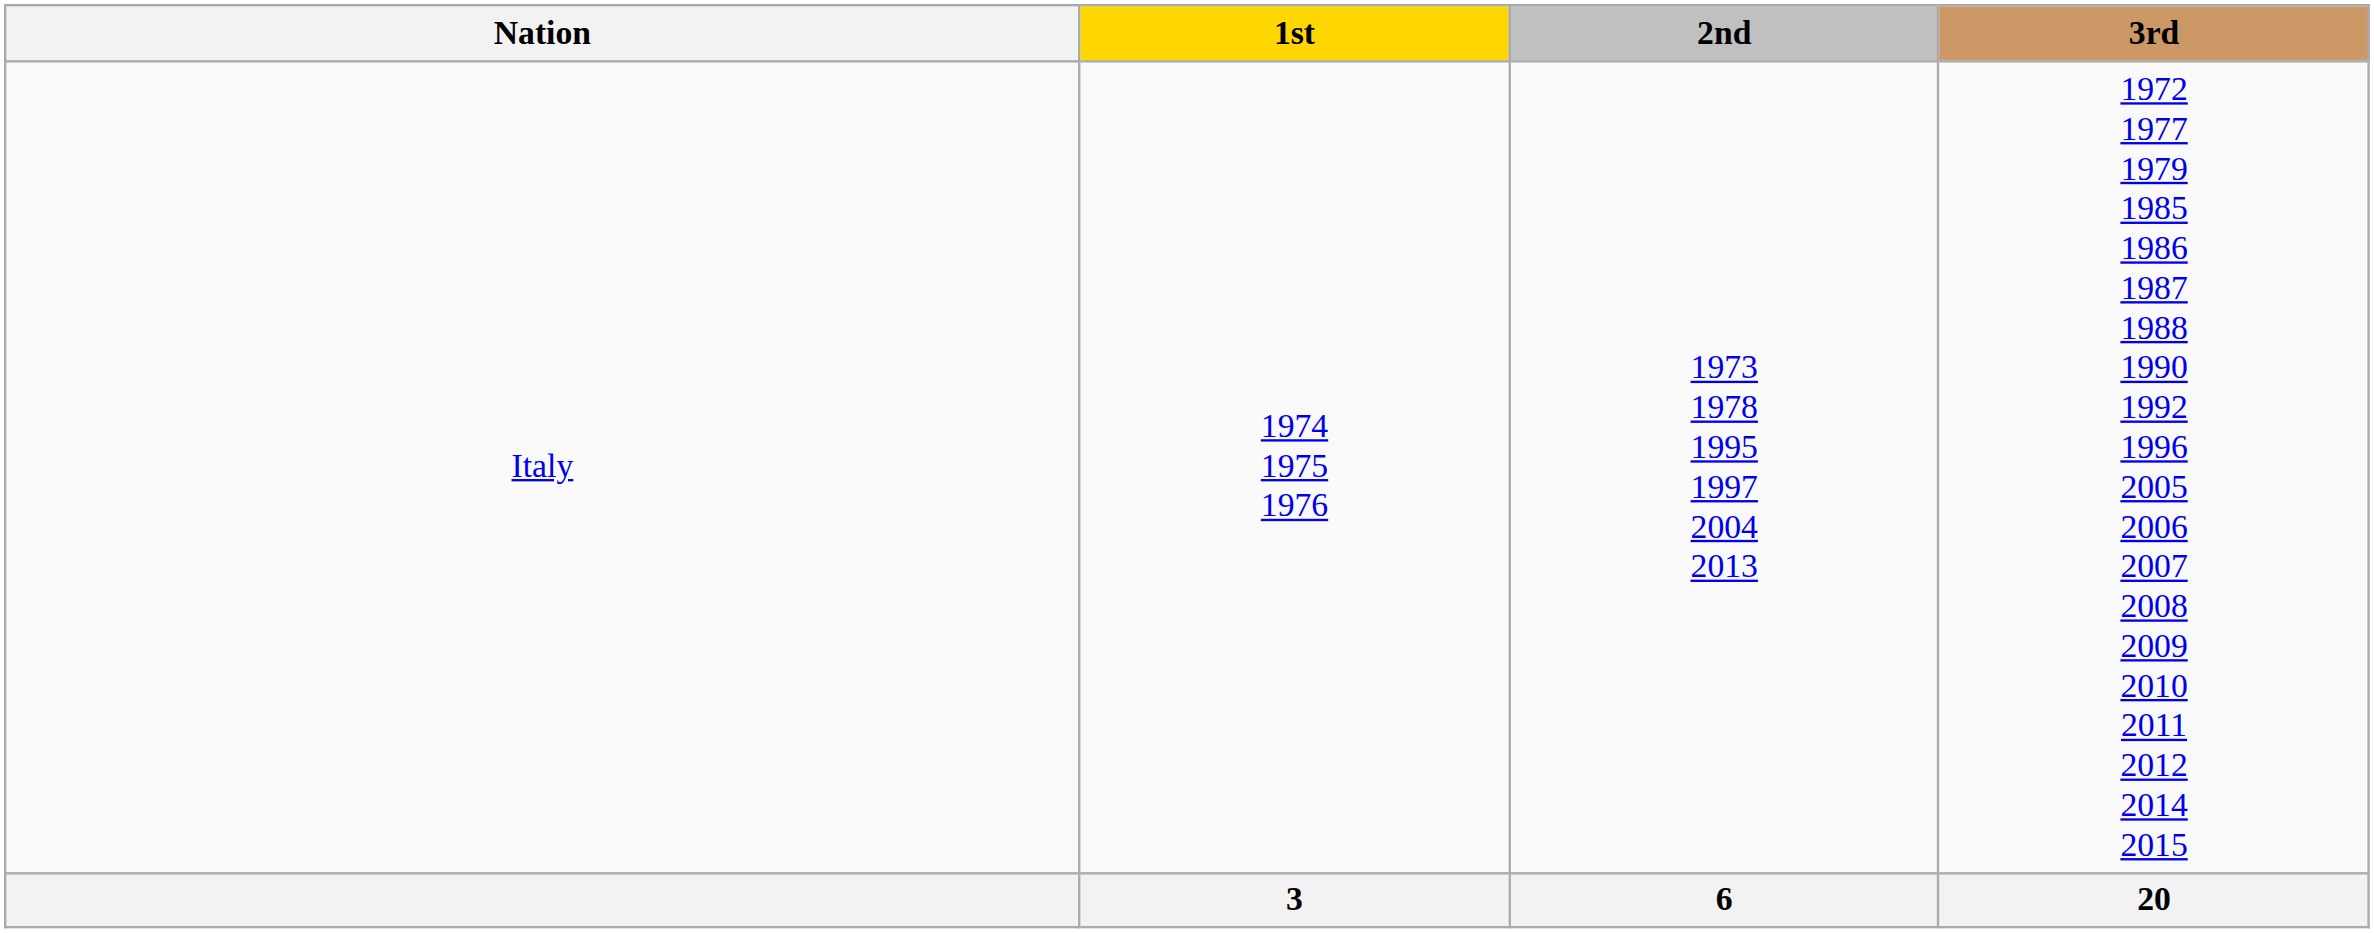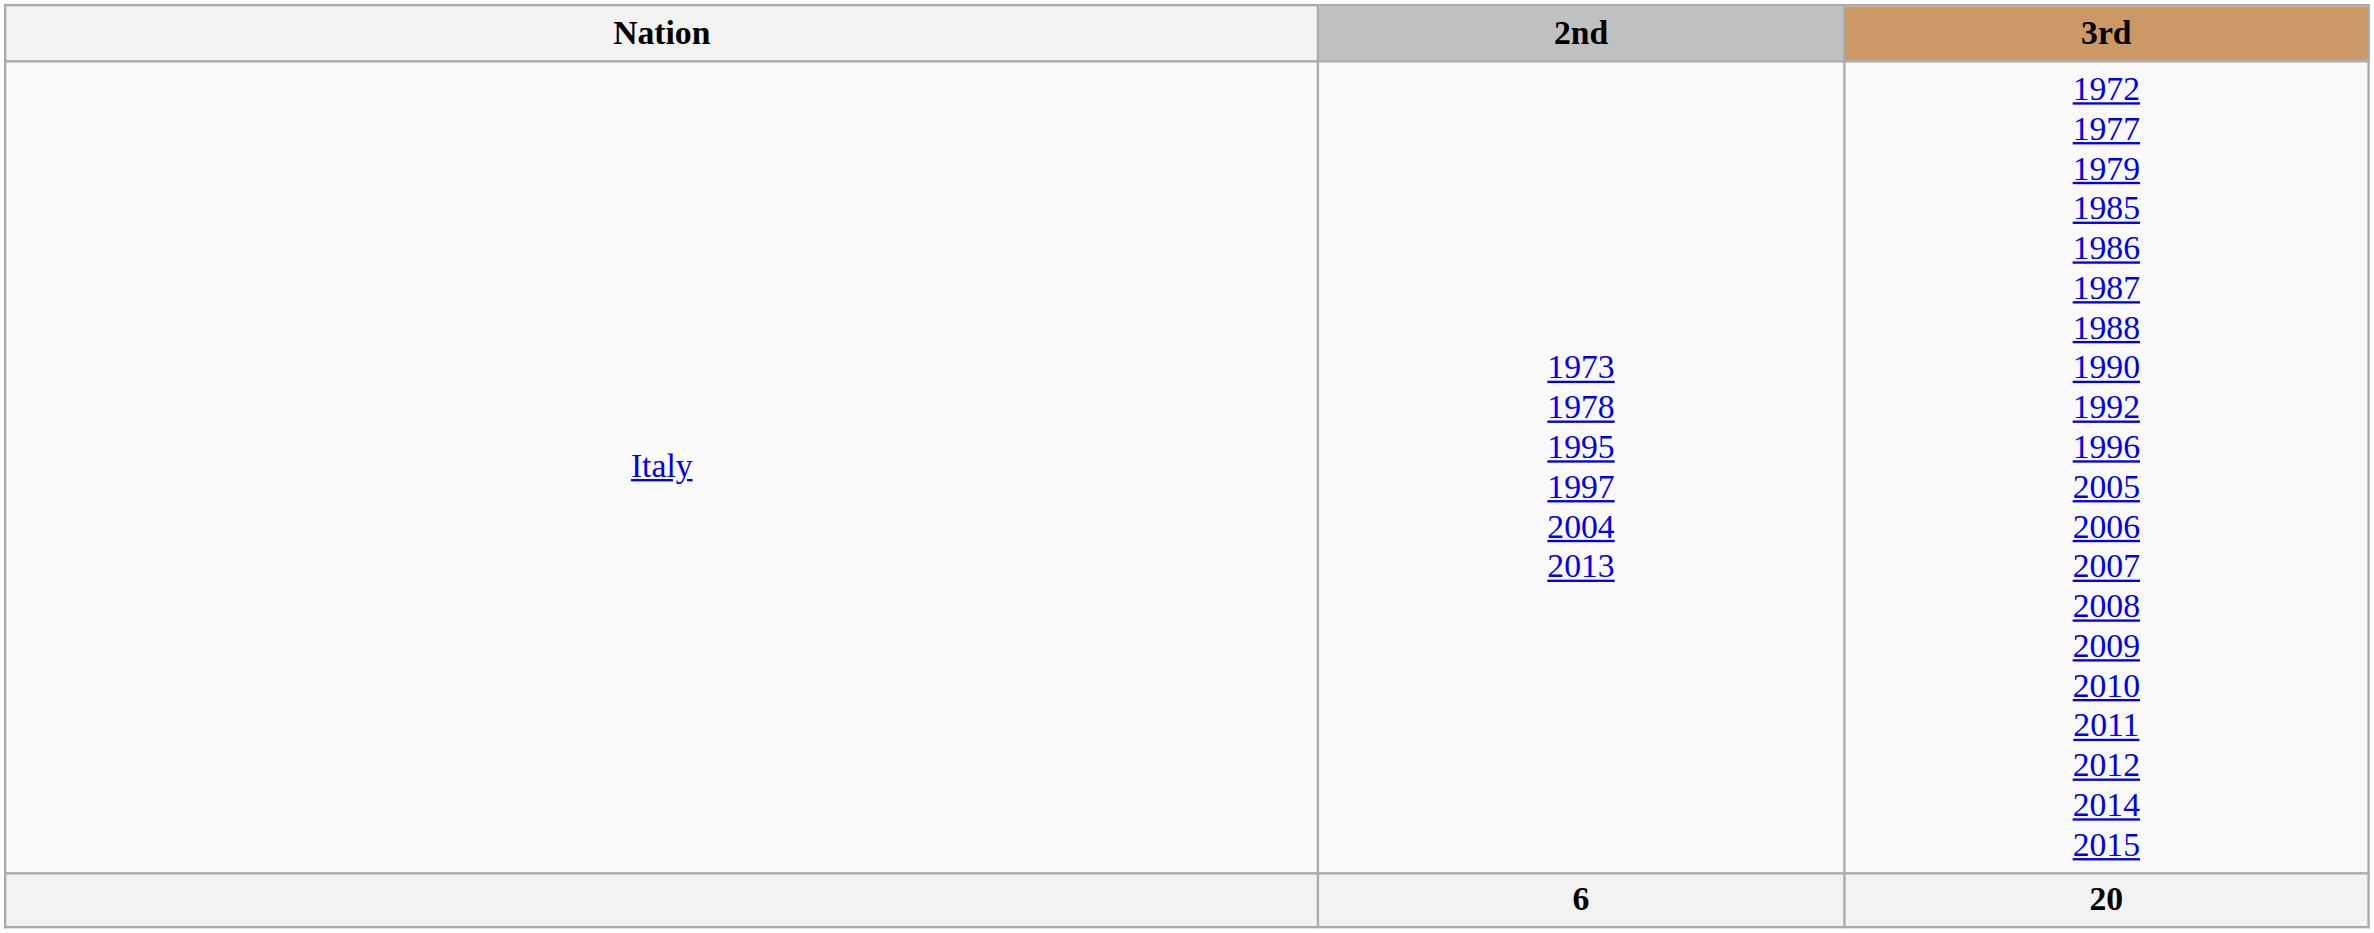- column: (1295, 32)
